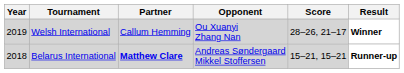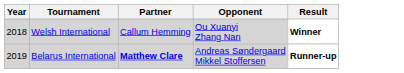- column: (318, 12)
(17, 32) 2019 -> (17, 32) 2018
(17, 56) 2018 -> (17, 56) 2019
